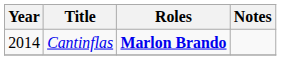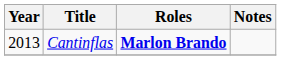(24, 42) 2014 -> (24, 42) 2013
